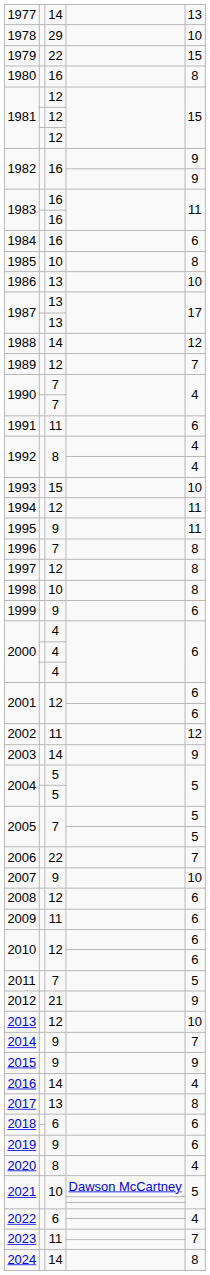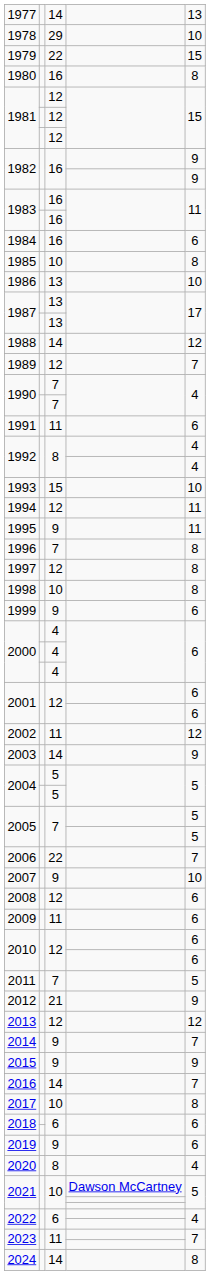(195, 1021) 10 -> (195, 1021) 12
(195, 1083) 4 -> (195, 1083) 7
(55, 1104) 13 -> (55, 1104) 10
